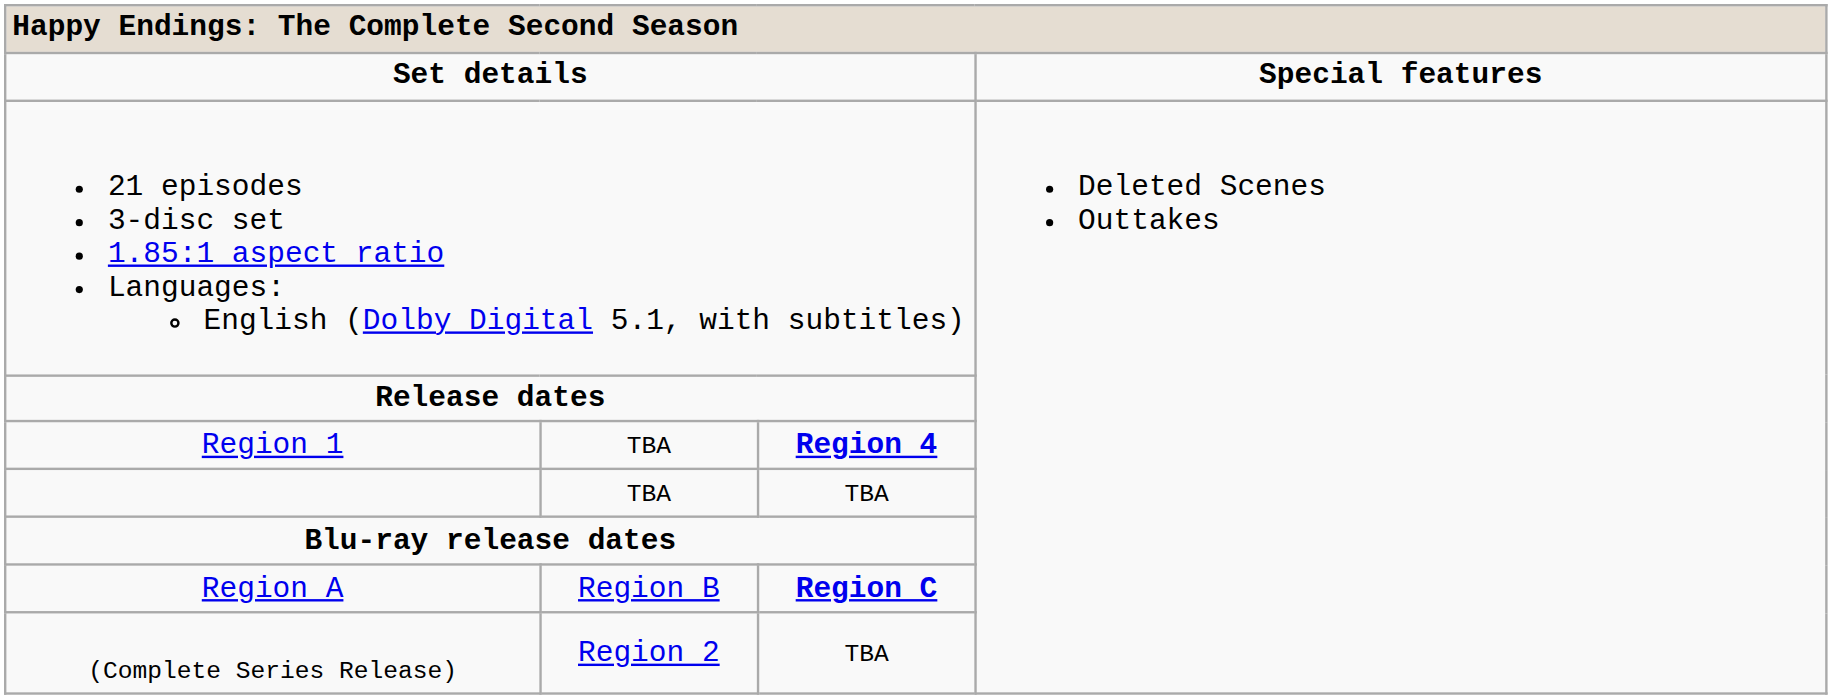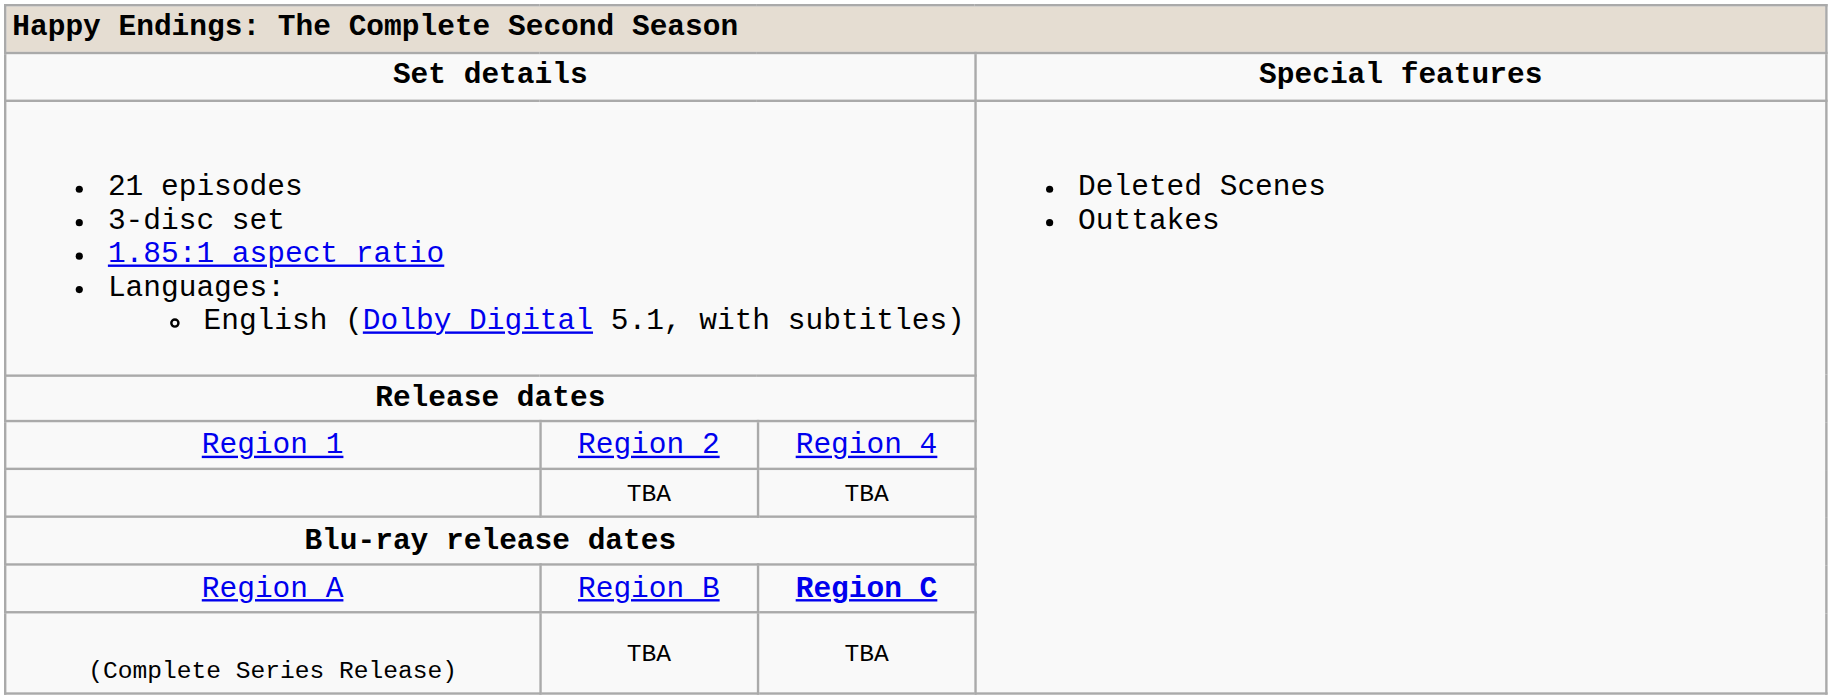(649, 446) TBA -> (649, 446) Region 2
(867, 446) bold -> (867, 446) normal
(649, 654) Region 2 -> (649, 654) TBA
